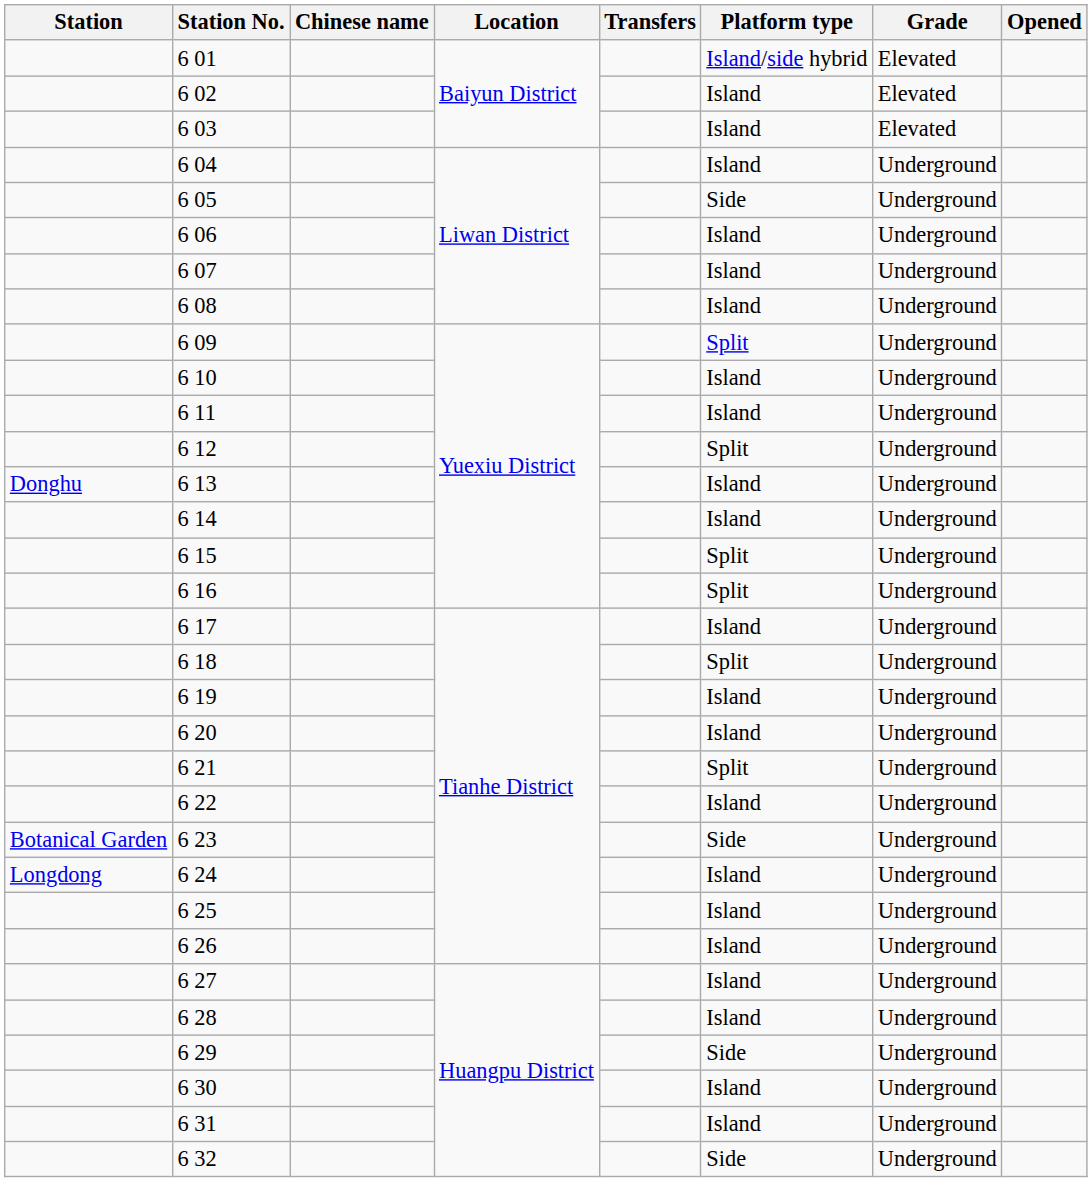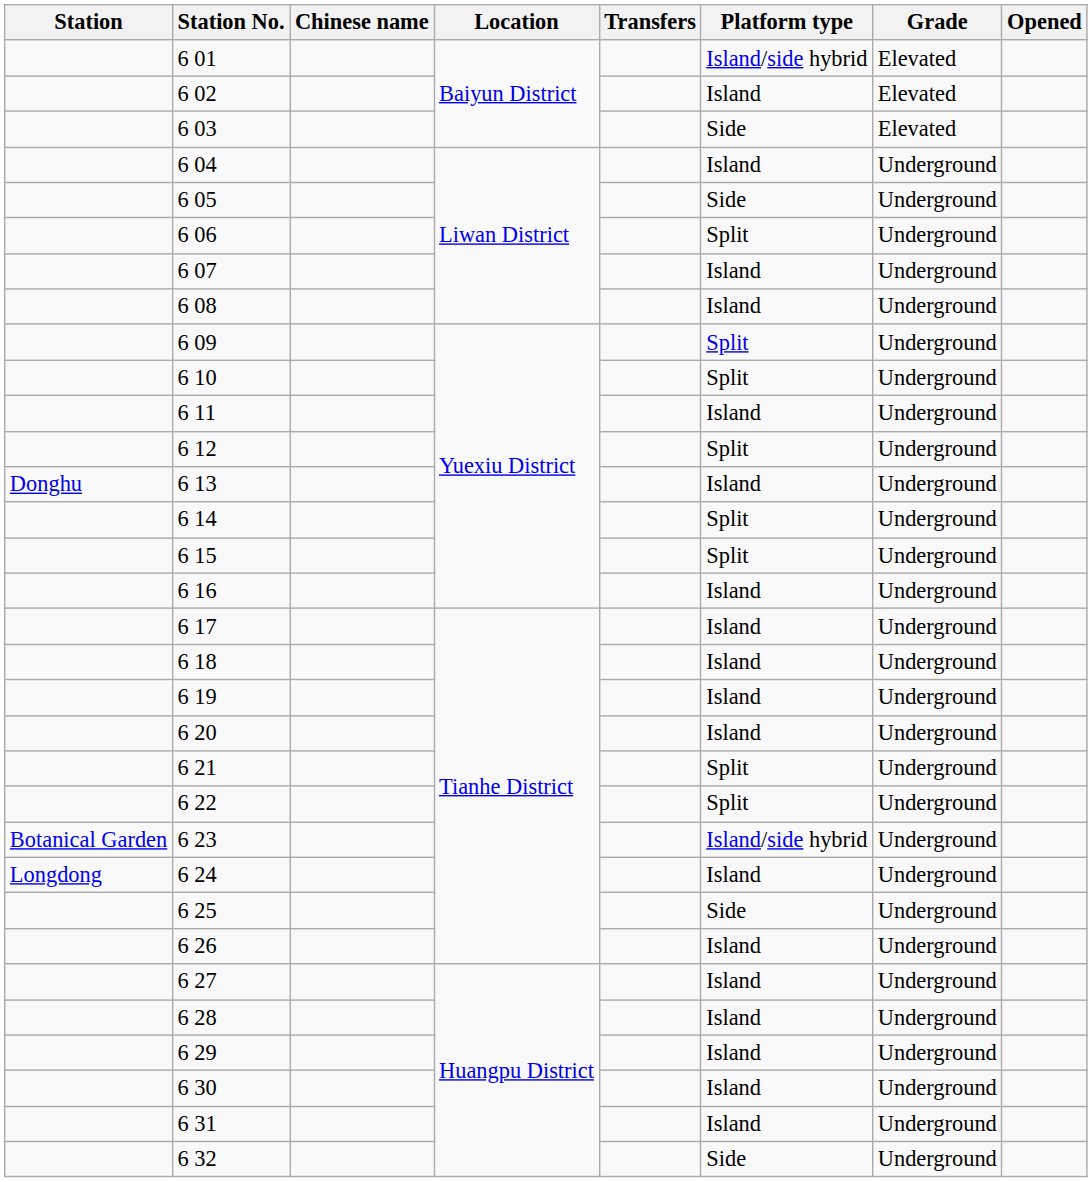(734, 128) Island -> (726, 128) Side
(734, 235) Island -> (727, 235) Split
(734, 377) Island -> (727, 377) Split
(734, 519) Island -> (727, 519) Split
(727, 590) Split -> (734, 590) Island
(727, 661) Split -> (734, 661) Island
(734, 803) Island -> (727, 803) Split
(726, 839) Side -> (787, 839) Island/side hybrid
(734, 910) Island -> (726, 910) Side
(726, 1052) Side -> (734, 1052) Island
